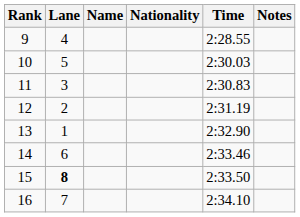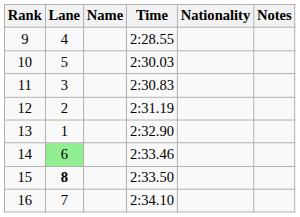columns swapped: (165, 16) <-> (228, 16)
(64, 154) no background -> (64, 154) lightgreen background
